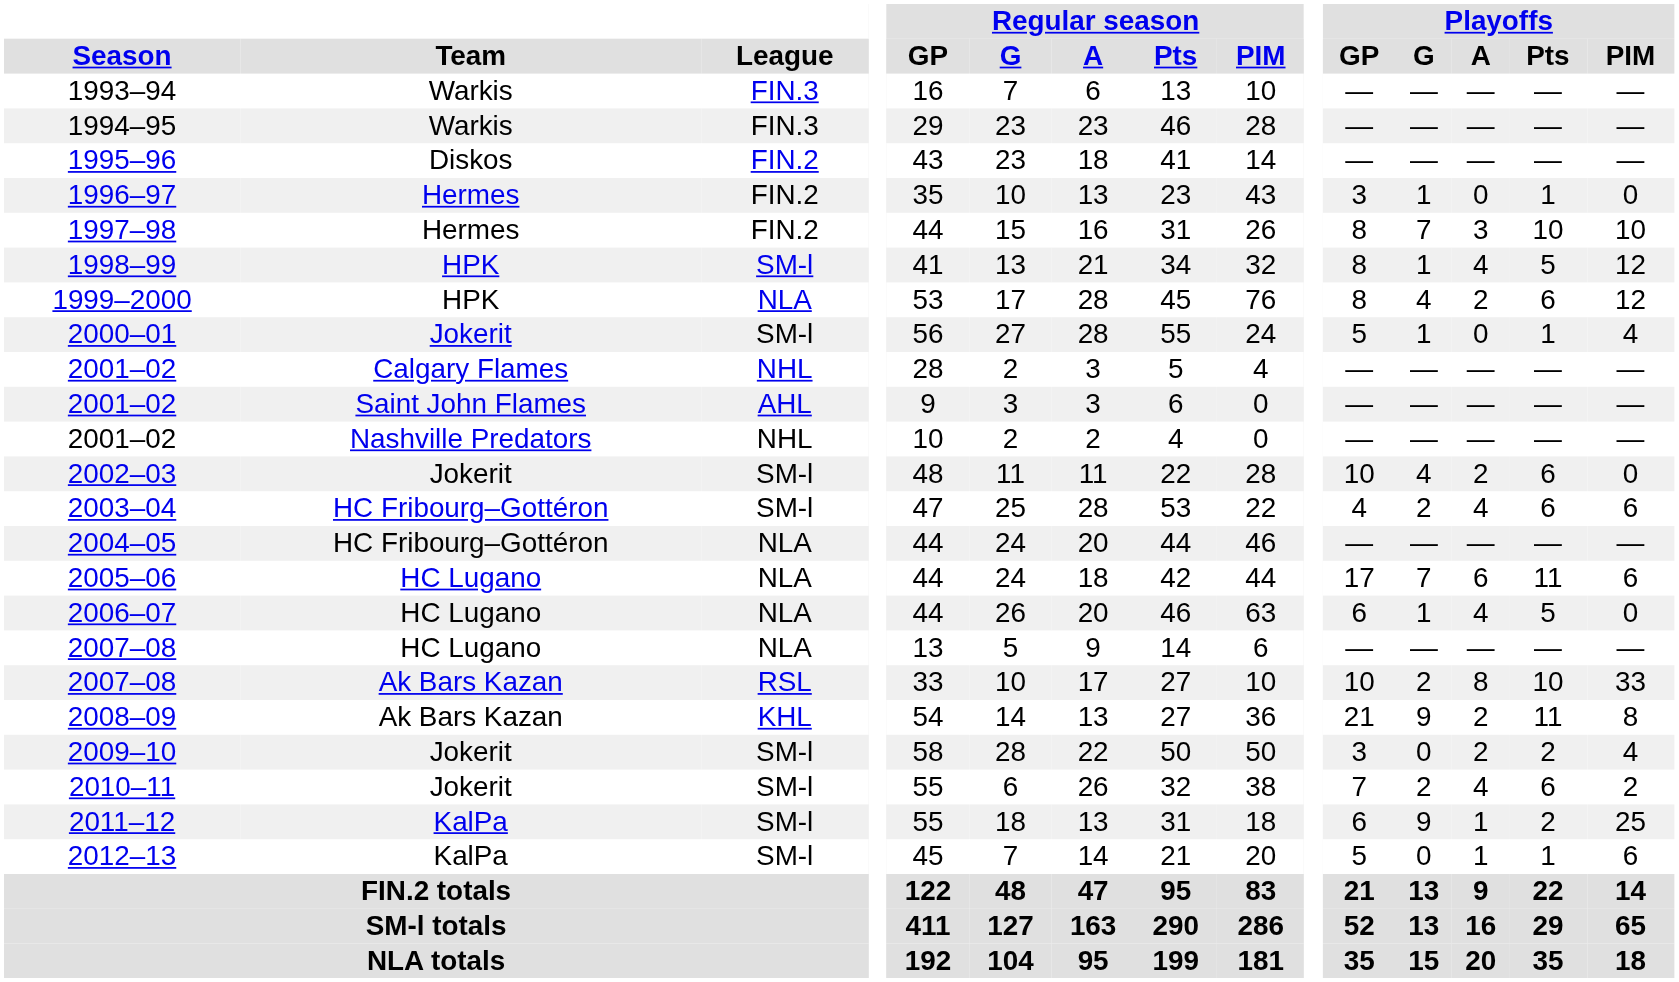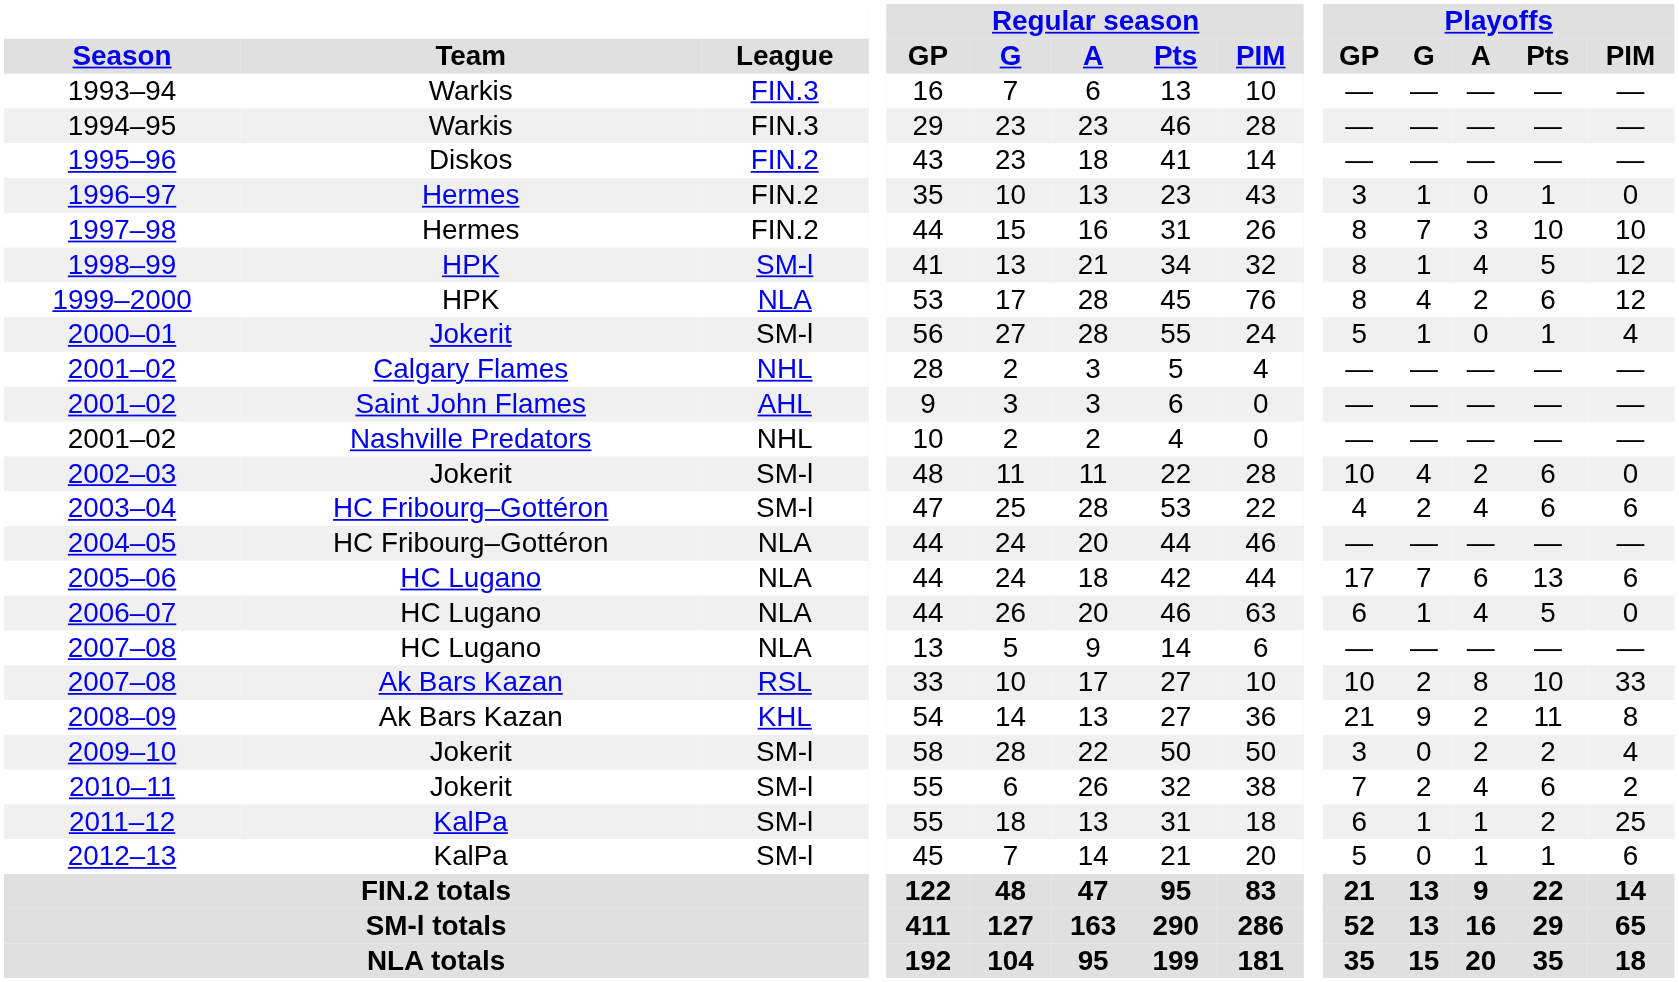(1548, 577) 11 -> (1548, 577) 13
(1424, 821) 9 -> (1424, 821) 1
